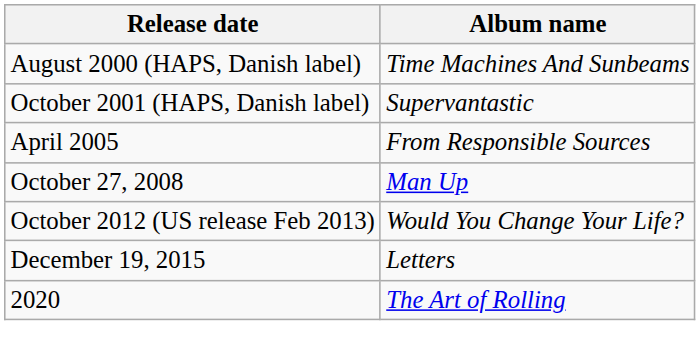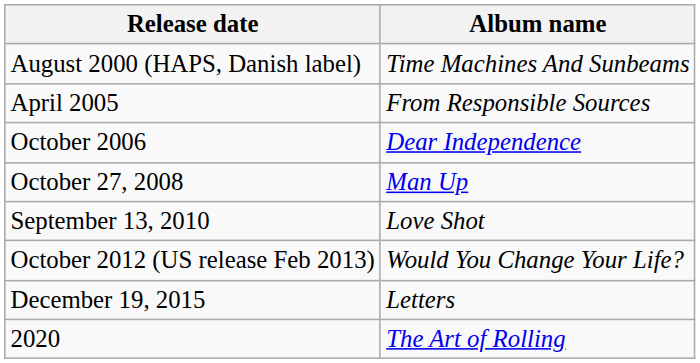- row: (190, 102)
+ row: (78, 142)
+ row: (110, 220)
